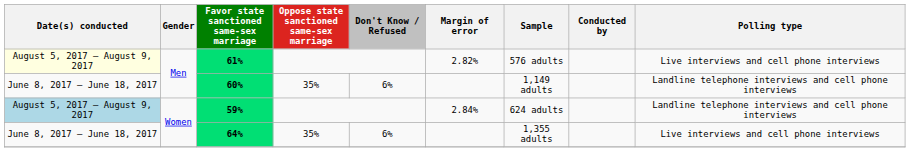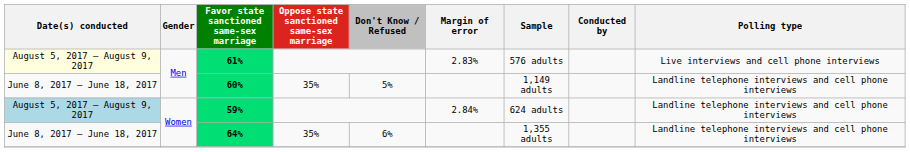(465, 62) 2.82% -> (465, 62) 2.83%
(387, 86) 6% -> (387, 86) 5%
(770, 135) Live interviews and cell phone interviews -> (770, 135) Landline telephone interviews and cell phone interviews
